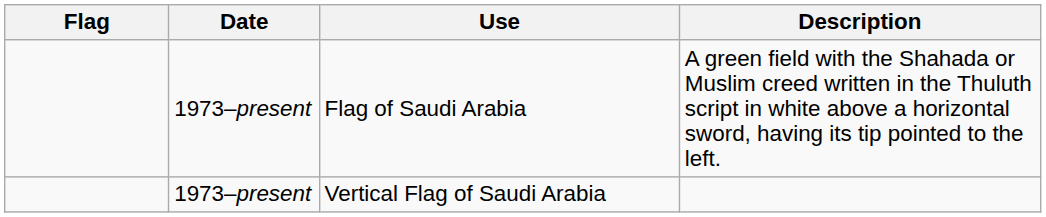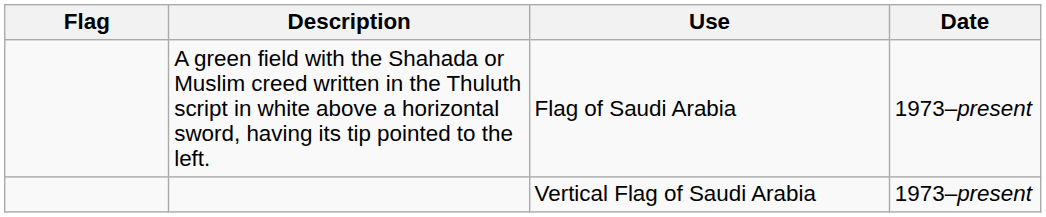columns swapped: (244, 22) <-> (860, 22)
